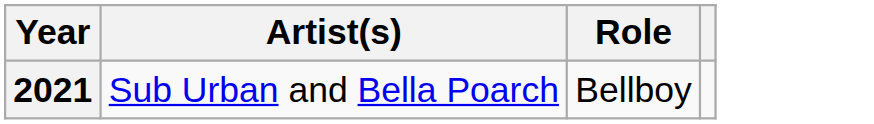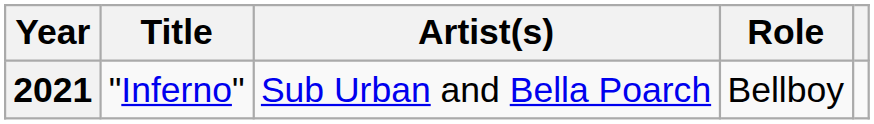+ column: (177, 32)
